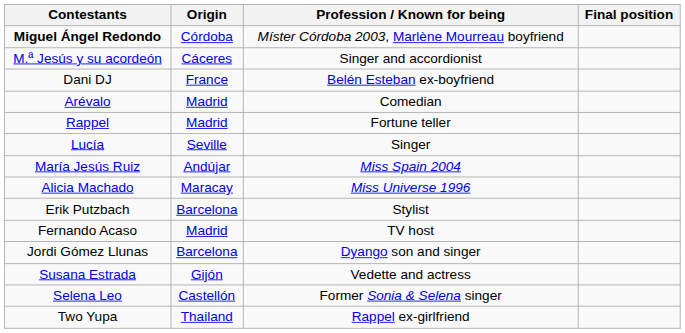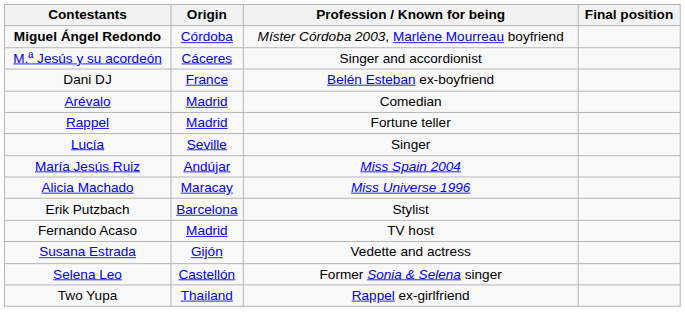- row: (88, 252)
